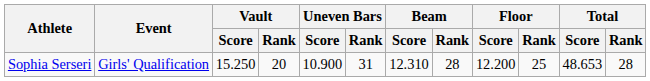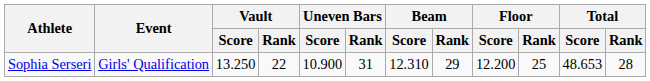(236, 64) 15.250 -> (236, 64) 13.250
(279, 64) 20 -> (279, 64) 22
(452, 64) 28 -> (452, 64) 29
